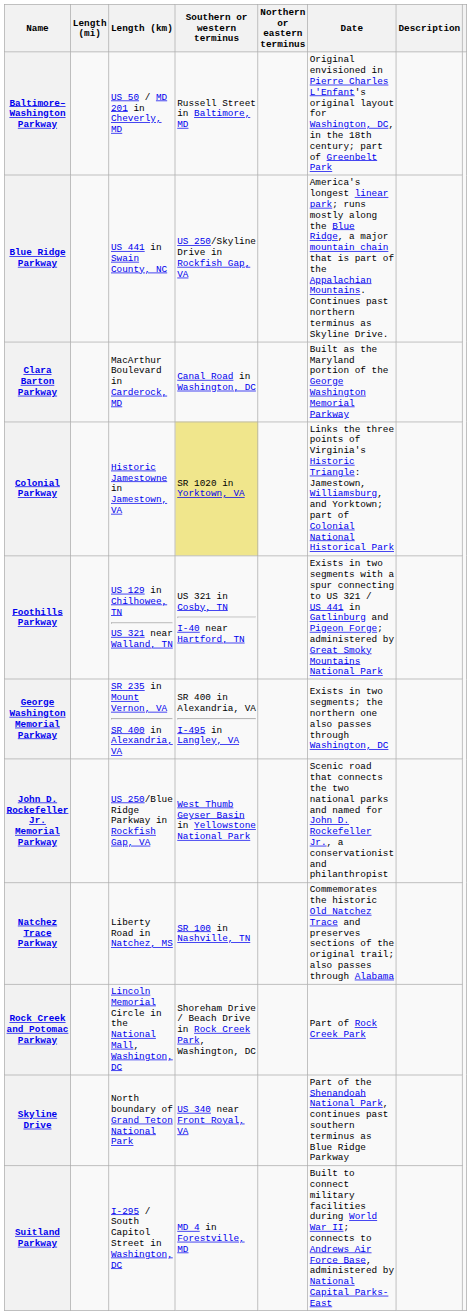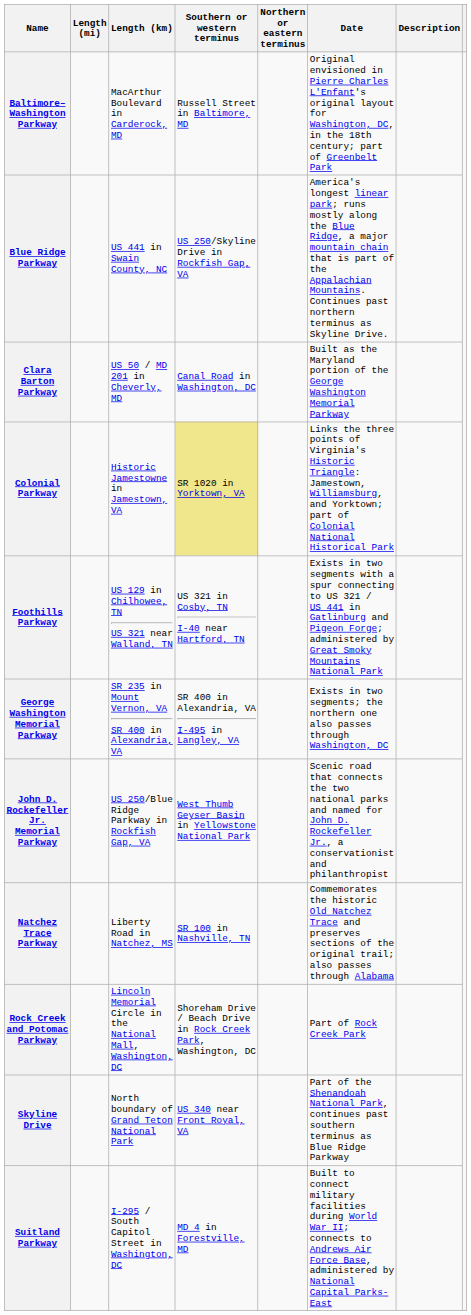(139, 114) US 50 / MD 201 in Cheverly, MD -> (139, 114) MacArthur Boulevard in Carderock, MD
(139, 382) MacArthur Boulevard in Carderock, MD -> (139, 382) US 50 / MD 201 in Cheverly, MD
